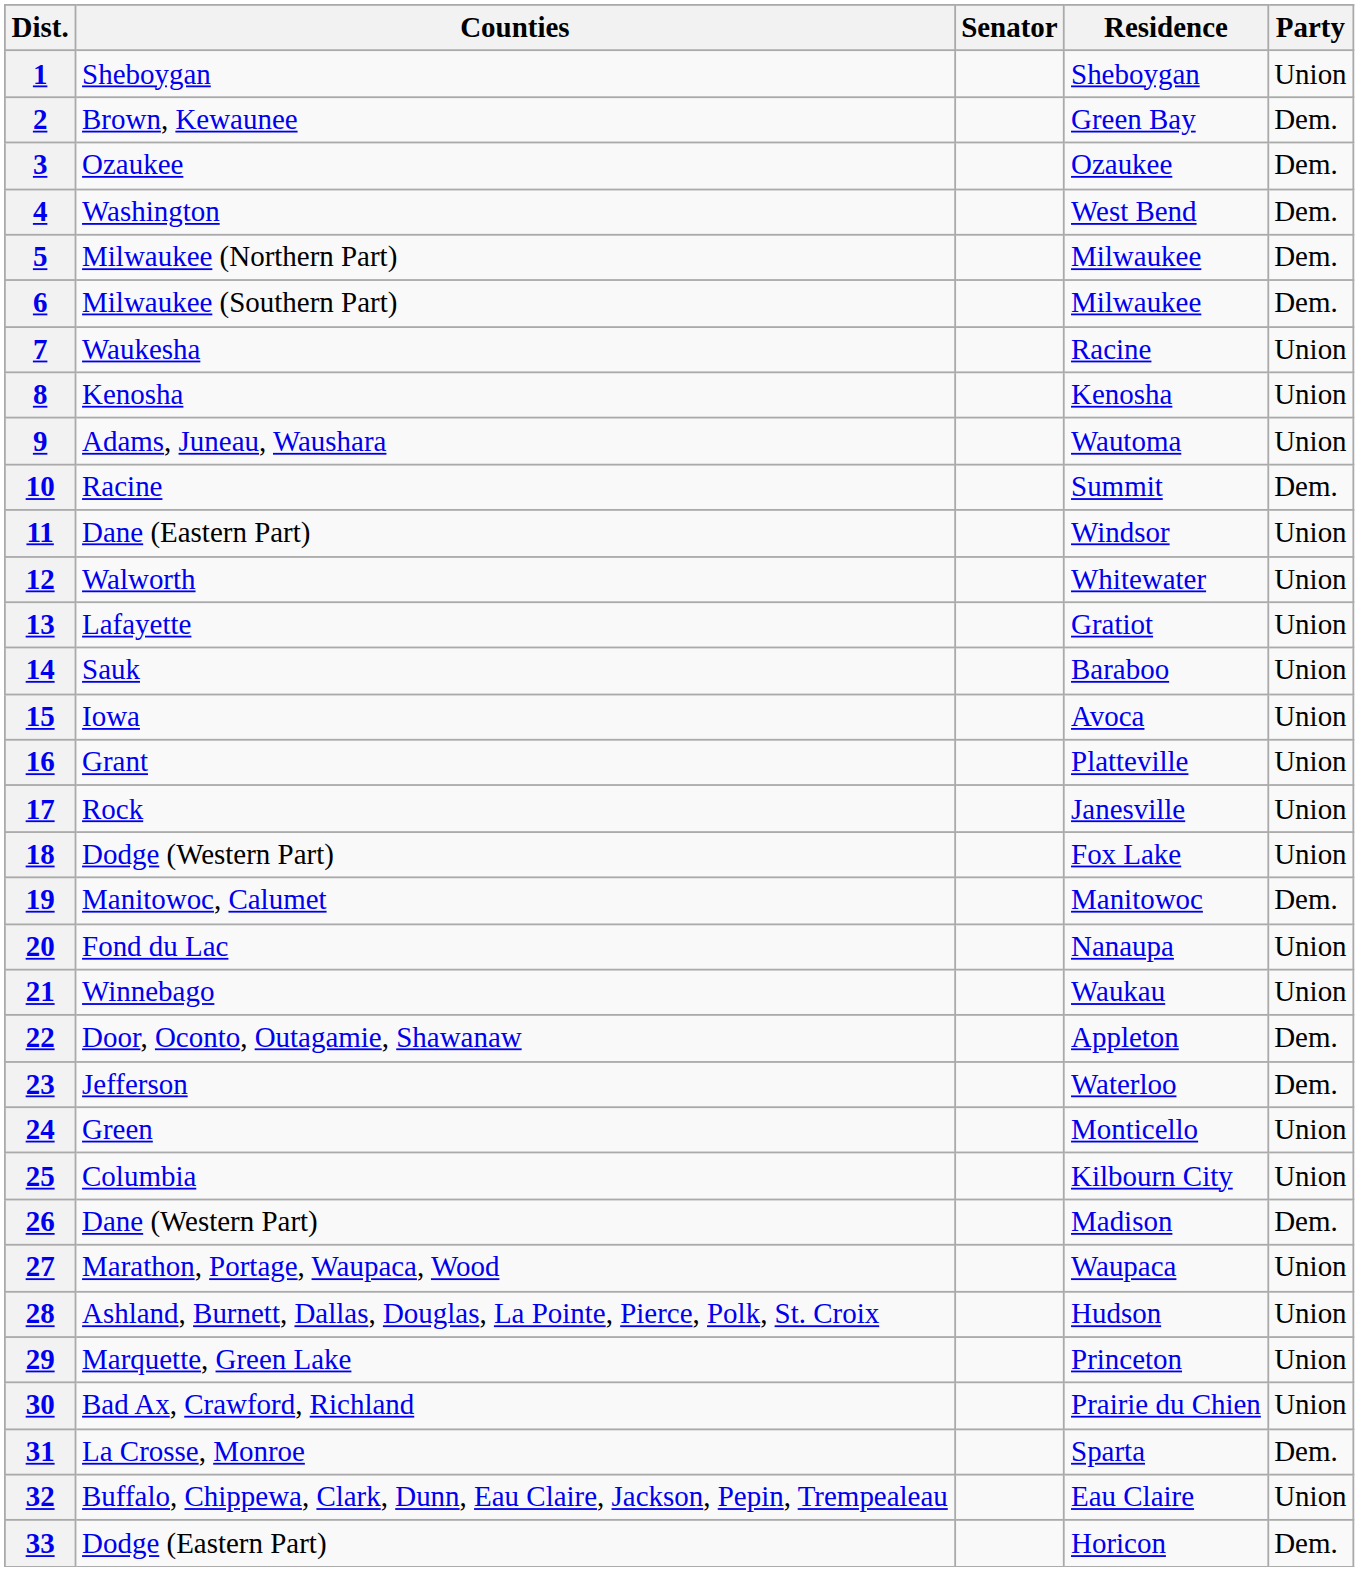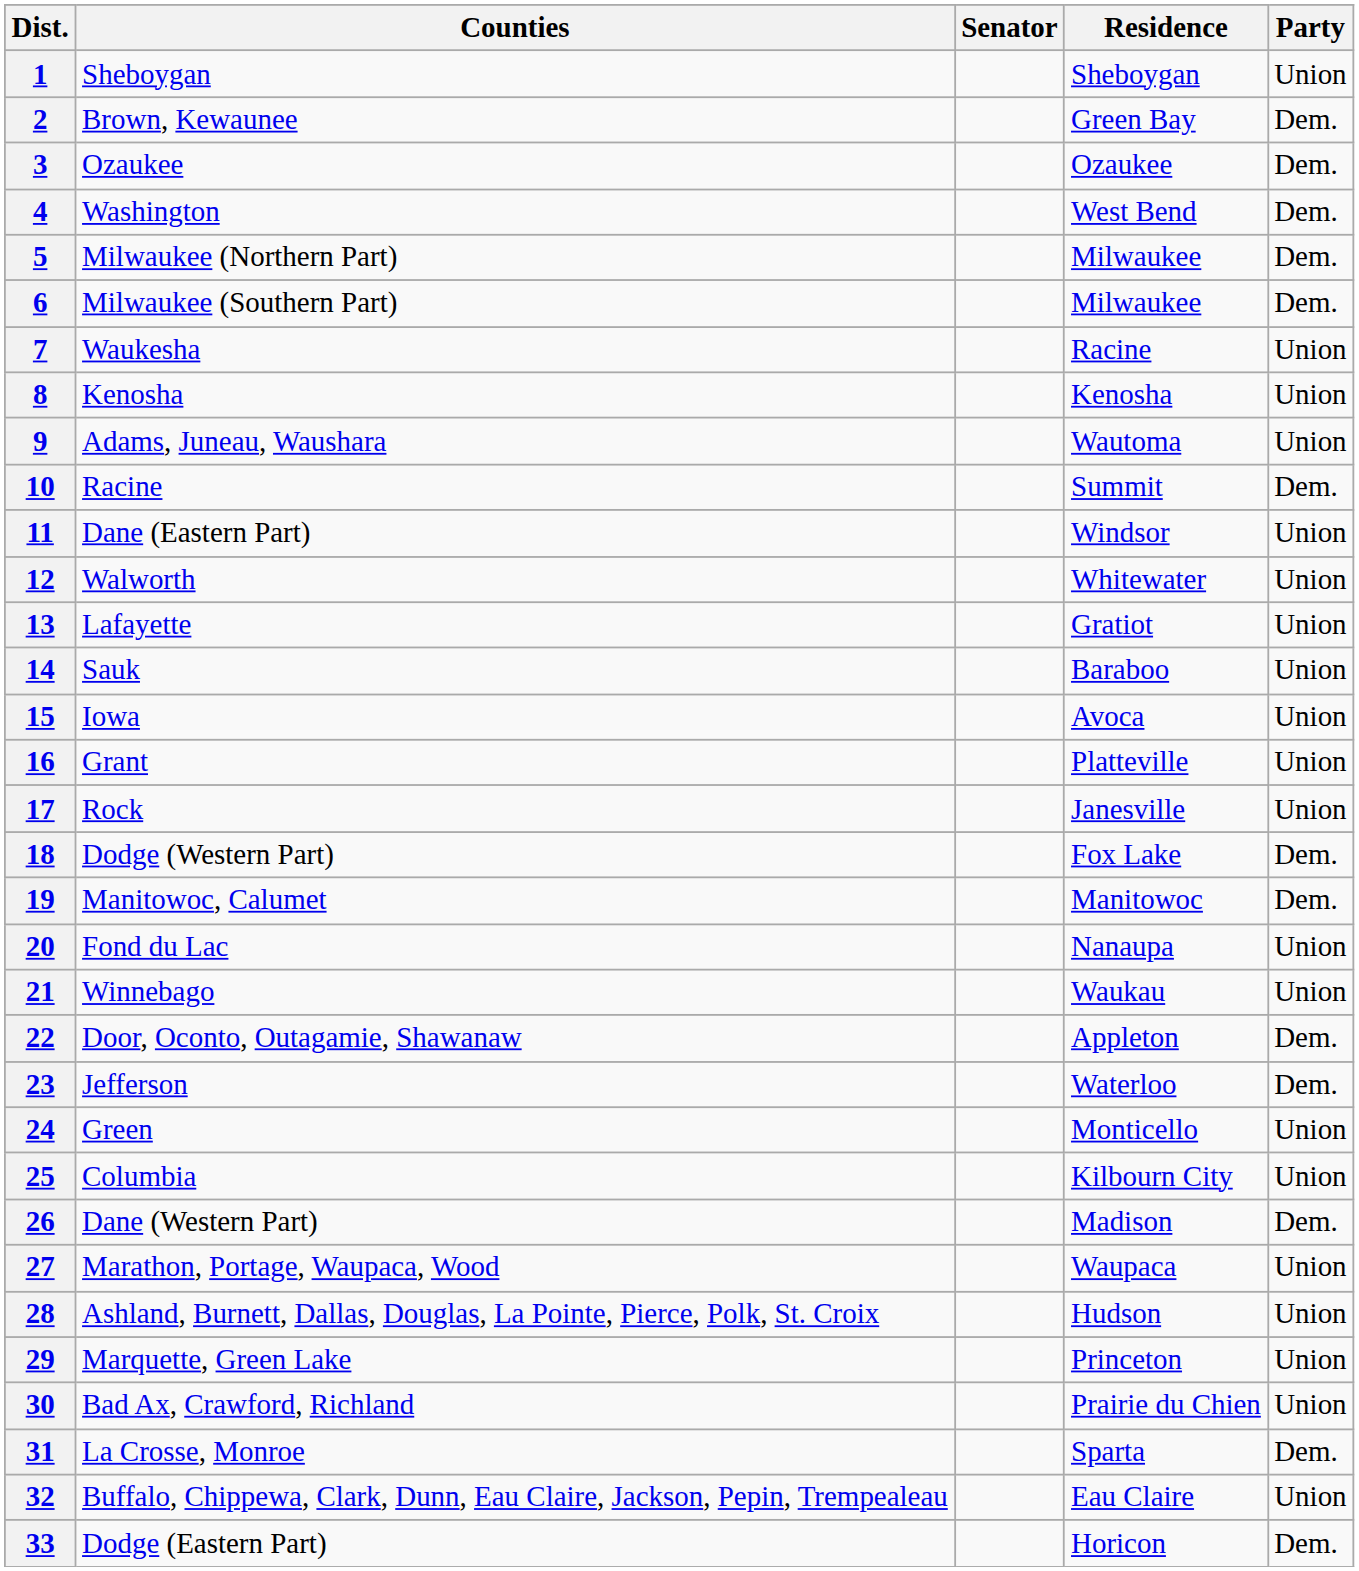(1310, 854) Union -> (1306, 854) Dem.
